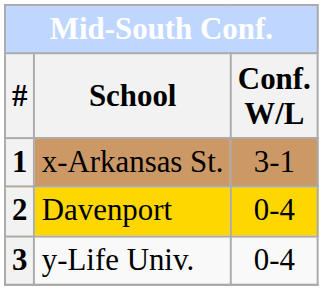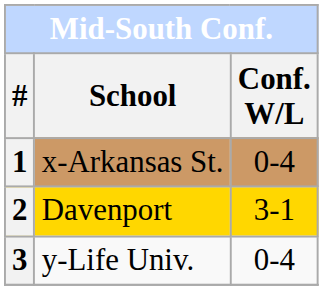(274, 161) 3-1 -> (274, 161) 0-4
(274, 210) 0-4 -> (274, 210) 3-1
